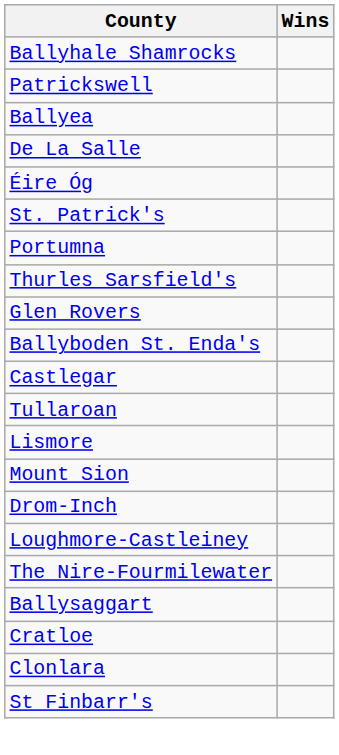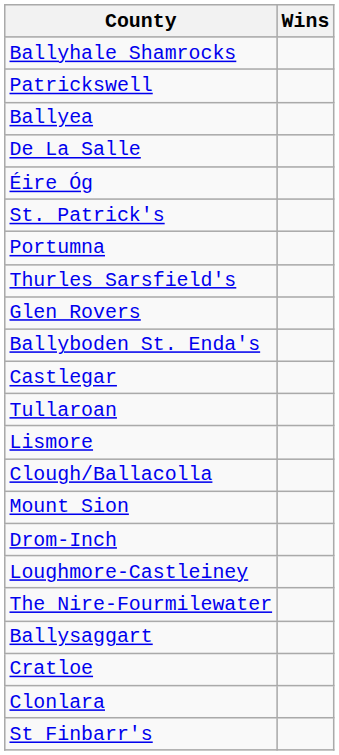+ row: (111, 475)
